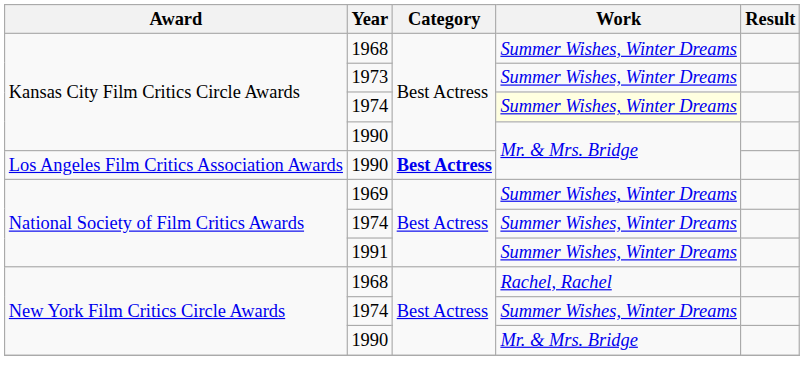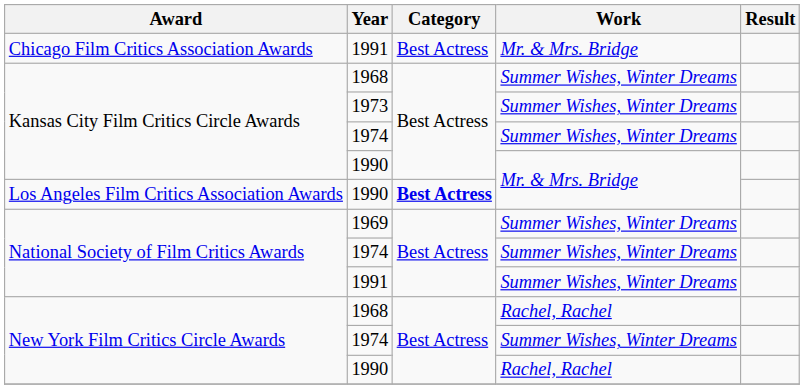+ row: (161, 48)
(619, 106) lightyellow background -> (619, 135) no background
(569, 340) Mr. & Mrs. Bridge -> (556, 369) Rachel, Rachel
